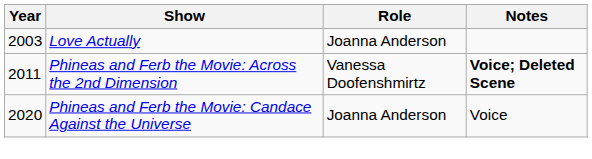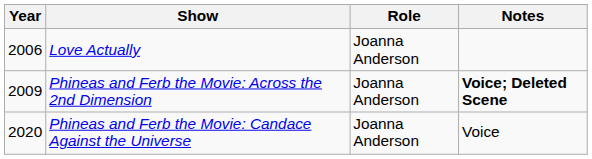(25, 41) 2003 -> (25, 49) 2006
(25, 74) 2011 -> (25, 91) 2009
(376, 74) Vanessa Doofenshmirtz -> (386, 91) Joanna Anderson
